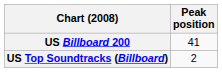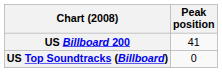(194, 59) 2 -> (194, 59) 0
